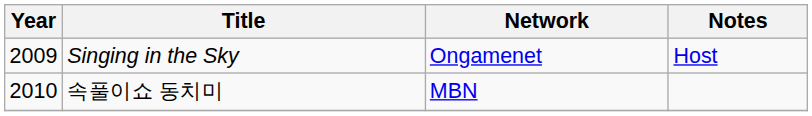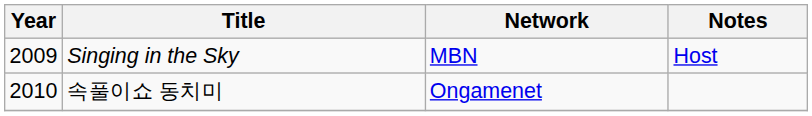(486, 55) Ongamenet -> (454, 55) MBN
(454, 91) MBN -> (486, 91) Ongamenet
